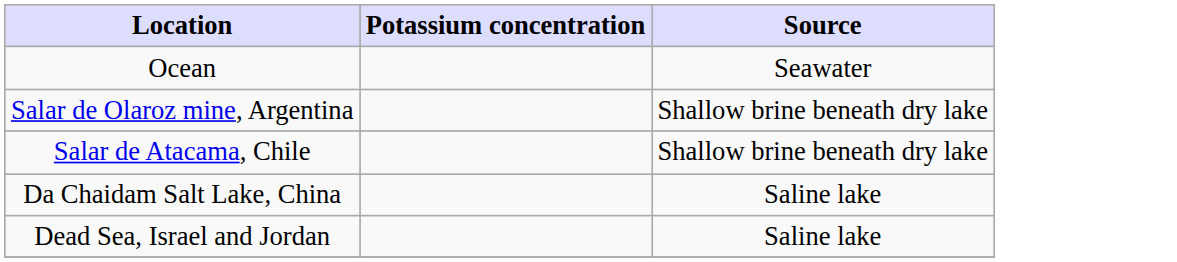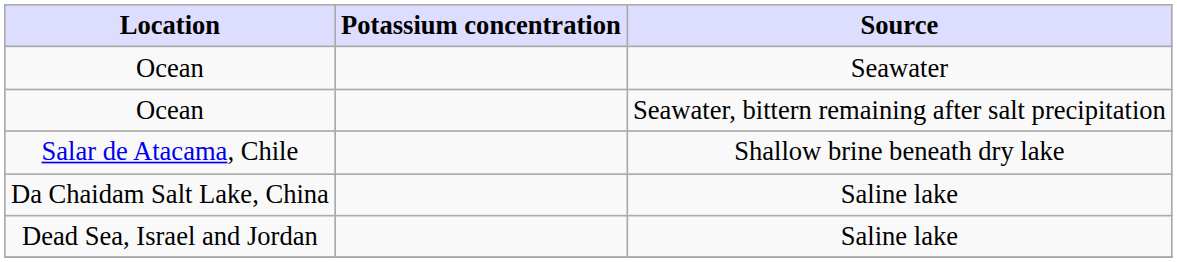+ row: (170, 109)
- row: (182, 109)
